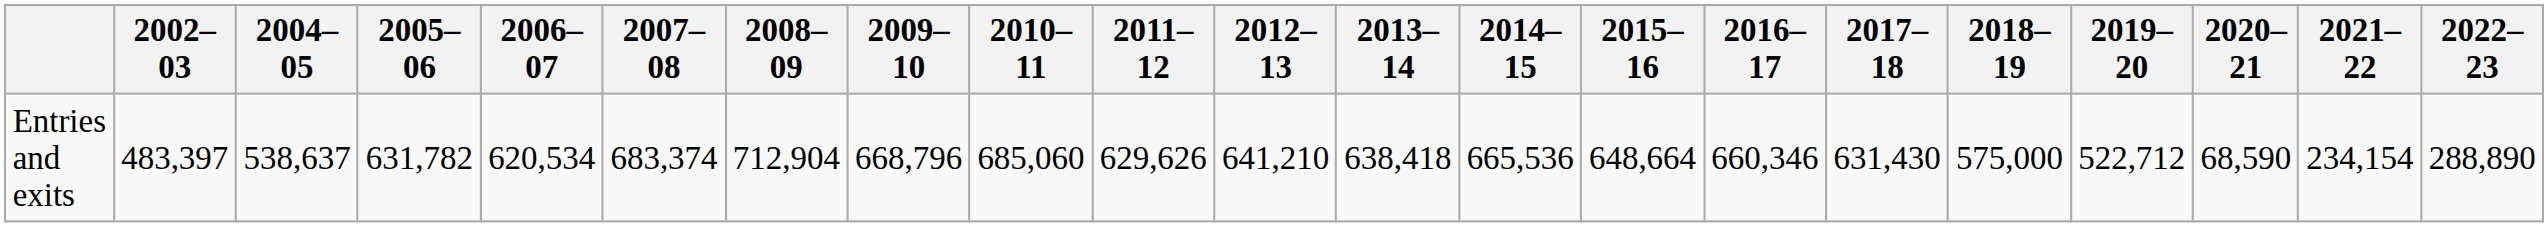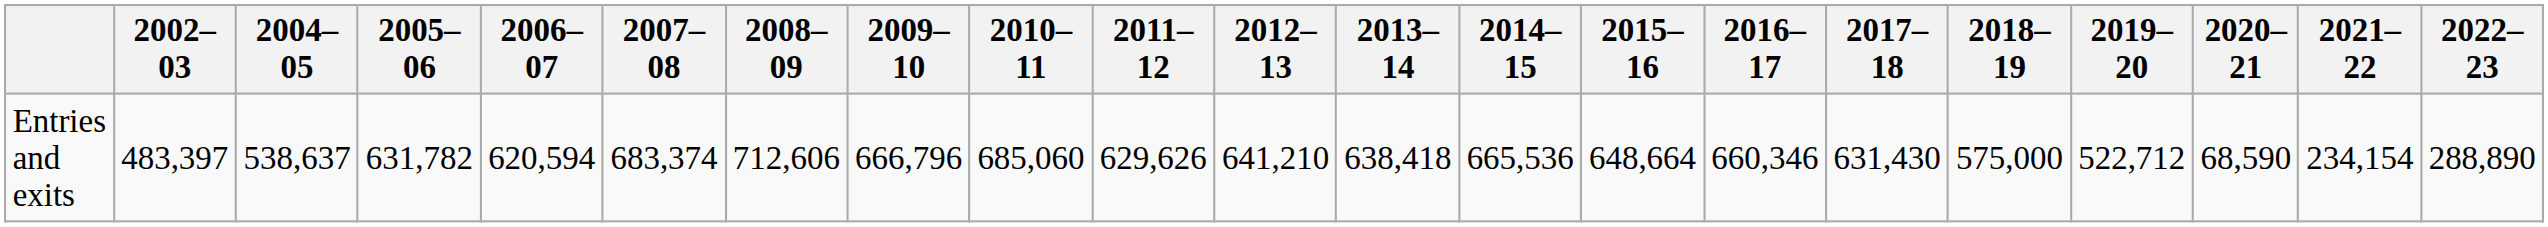(542, 157) 620,534 -> (542, 157) 620,594
(786, 157) 712,904 -> (786, 157) 712,606
(909, 157) 668,796 -> (909, 157) 666,796
